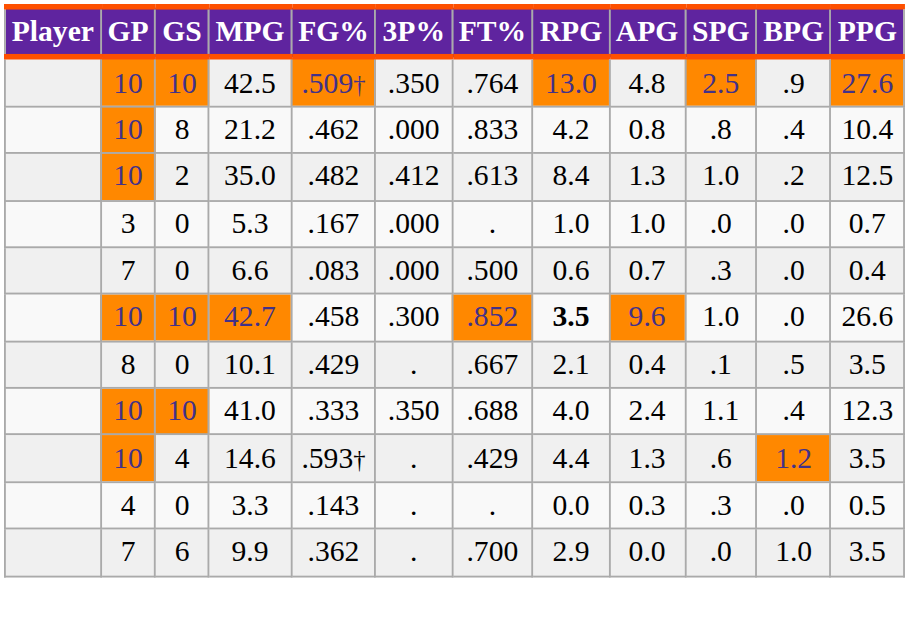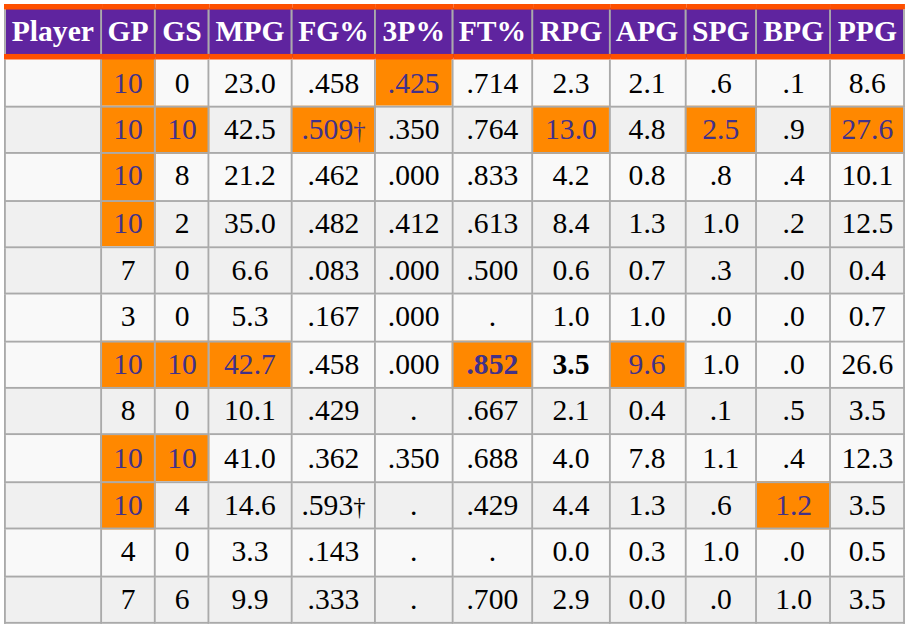+ row: (250, 82)
(867, 129) 10.4 -> (867, 176) 10.1
rows swapped: (250, 223) <-> (250, 270)
(414, 317) .300 -> (414, 363) .000
(492, 317) normal -> (492, 363) bold
(334, 410) .333 -> (334, 457) .362
(647, 410) 2.4 -> (647, 457) 7.8
(721, 504) .3 -> (721, 551) 1.0
(334, 551) .362 -> (334, 598) .333
